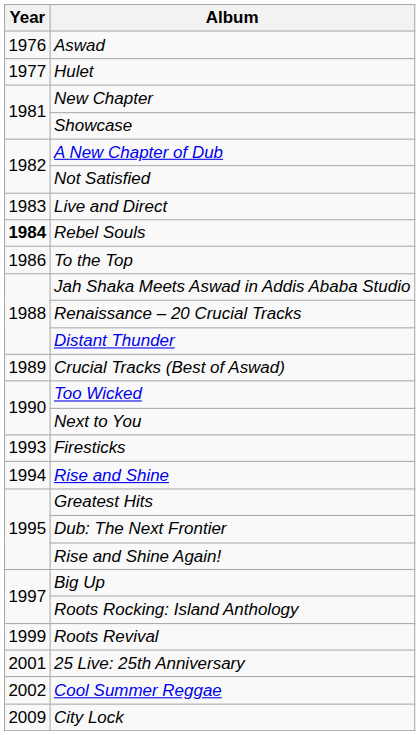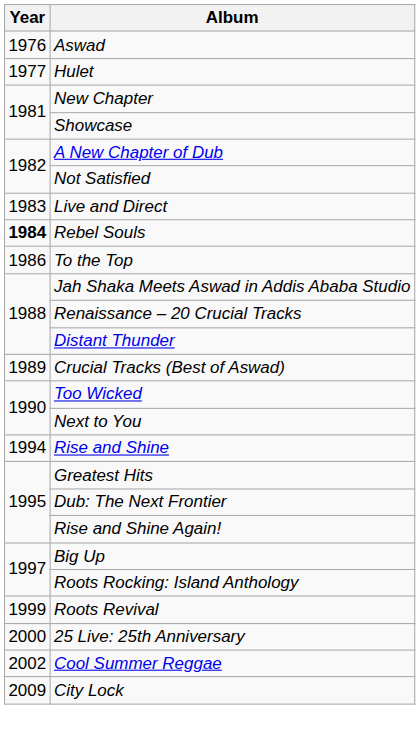- row: (90, 448)
(27, 663) 2001 -> (27, 636) 2000
